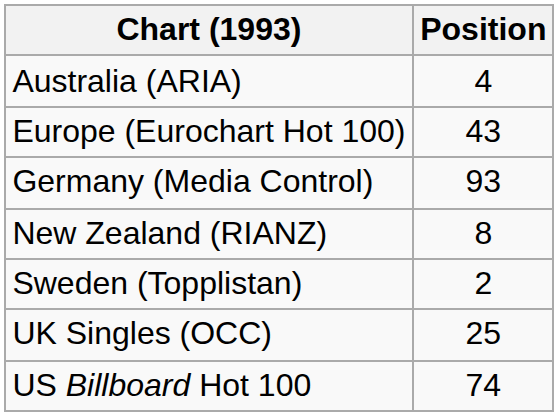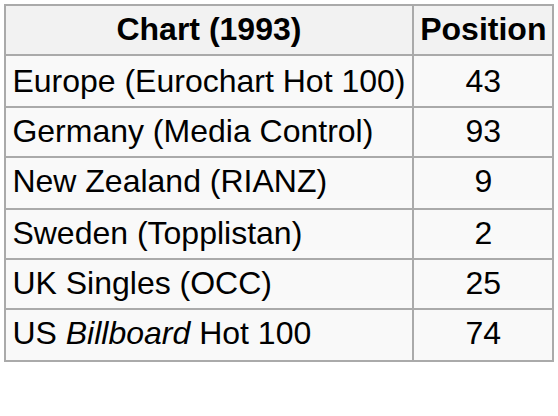- row: (127, 80)
(483, 232) 8 -> (483, 182) 9
